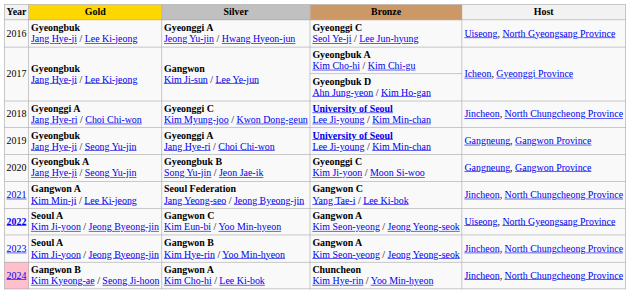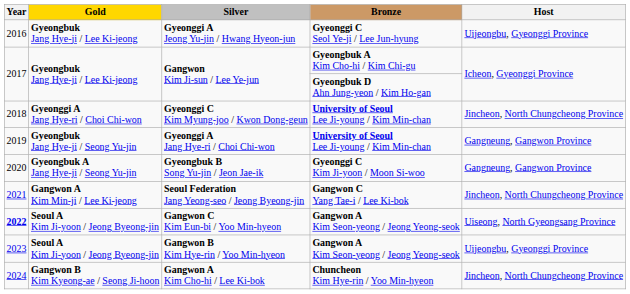(540, 33) Uiseong, North Gyeongsang Province -> (526, 33) Uijeongbu, Gyeonggi Province
(544, 248) Jincheon, North Chungcheong Province -> (526, 248) Uijeongbu, Gyeonggi Province
(17, 275) pink background -> (17, 275) no background
